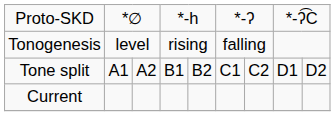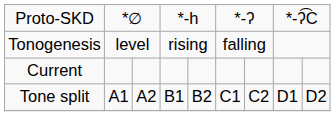rows swapped: (55, 70) <-> (55, 97)
